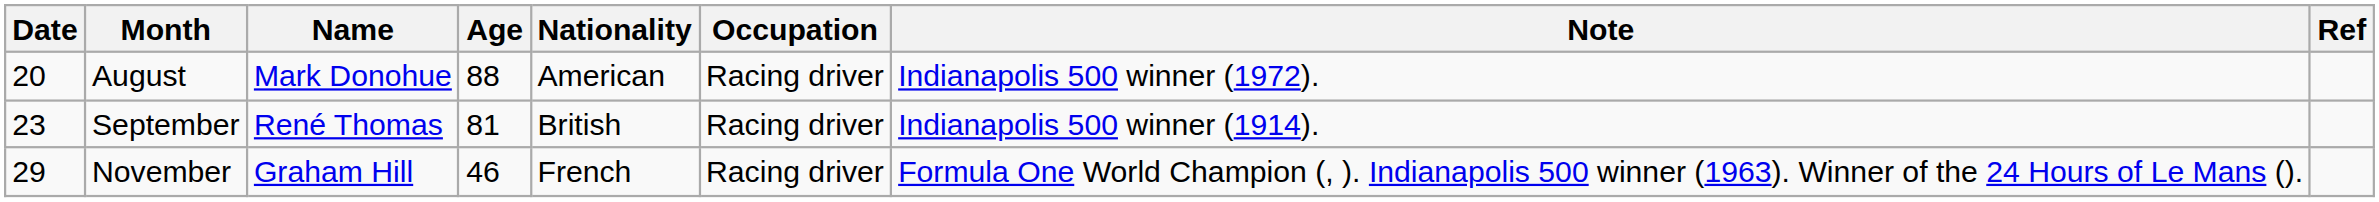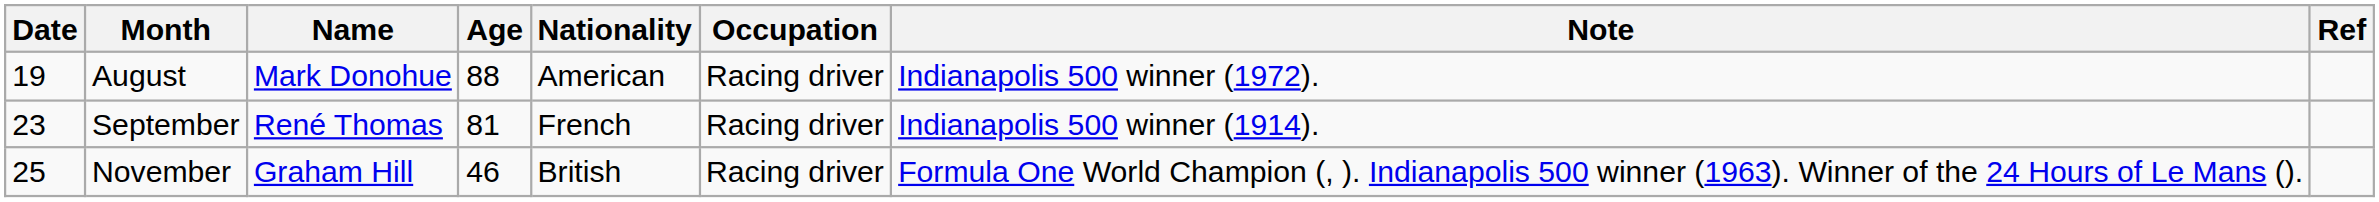(29, 76) 20 -> (29, 76) 19
(579, 124) British -> (584, 124) French
(29, 171) 29 -> (29, 171) 25
(584, 171) French -> (579, 171) British
